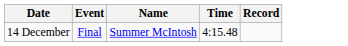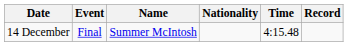+ column: (230, 13)
